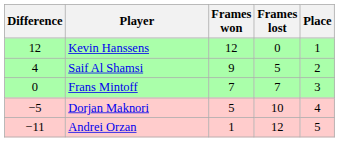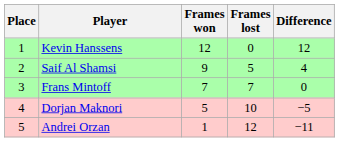columns swapped: (317, 21) <-> (35, 21)
